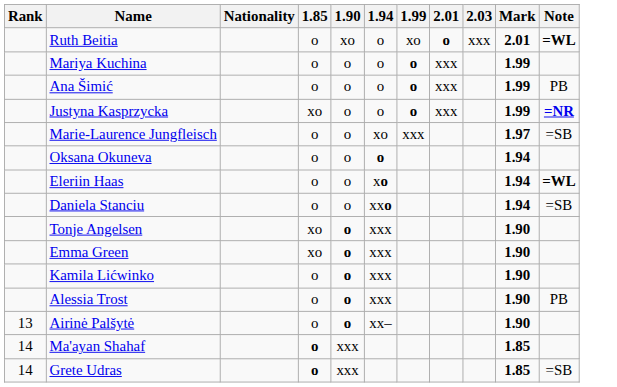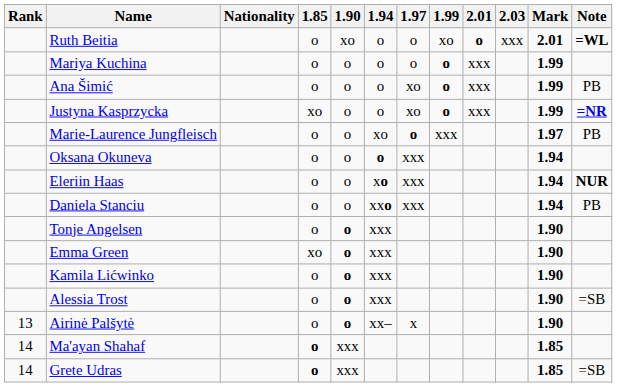+ column: (413, 16)
(559, 134) =SB -> (592, 134) PB
(559, 181) =WL -> (592, 181) NUR
(559, 205) =SB -> (592, 205) PB
(315, 228) xo -> (315, 228) o
(559, 299) PB -> (592, 299) =SB
